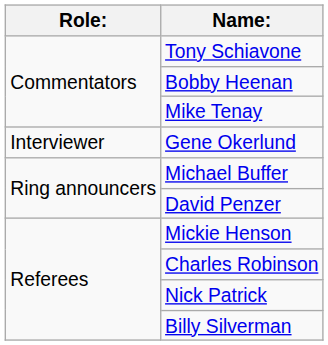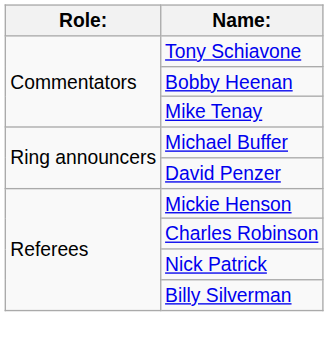- row: (230, 142)
